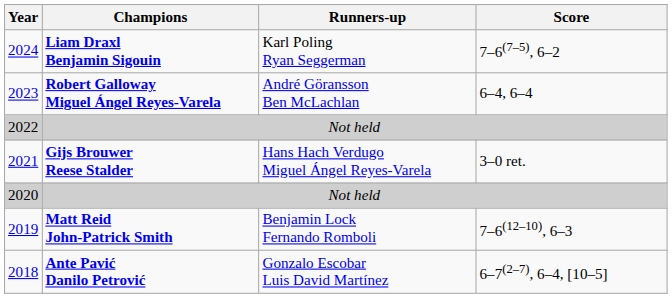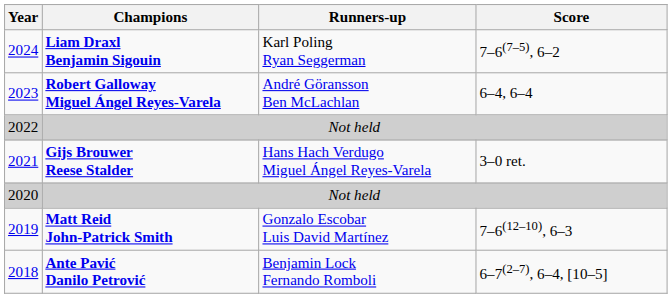(319, 229) Benjamin Lock Fernando Romboli -> (325, 229) Gonzalo Escobar Luis David Martínez
(325, 272) Gonzalo Escobar Luis David Martínez -> (319, 272) Benjamin Lock Fernando Romboli
